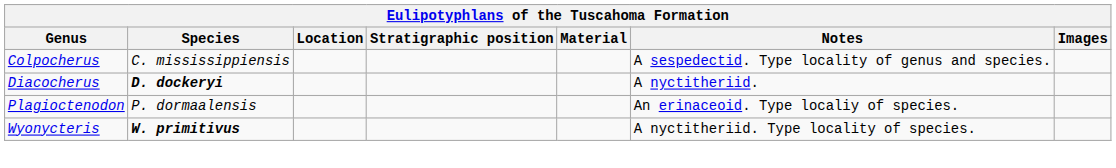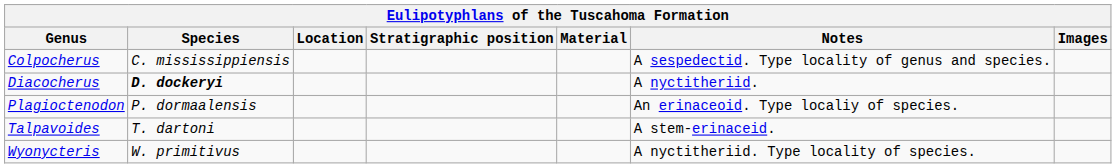+ row: (54, 129)
(186, 129) bold -> (186, 152) normal
